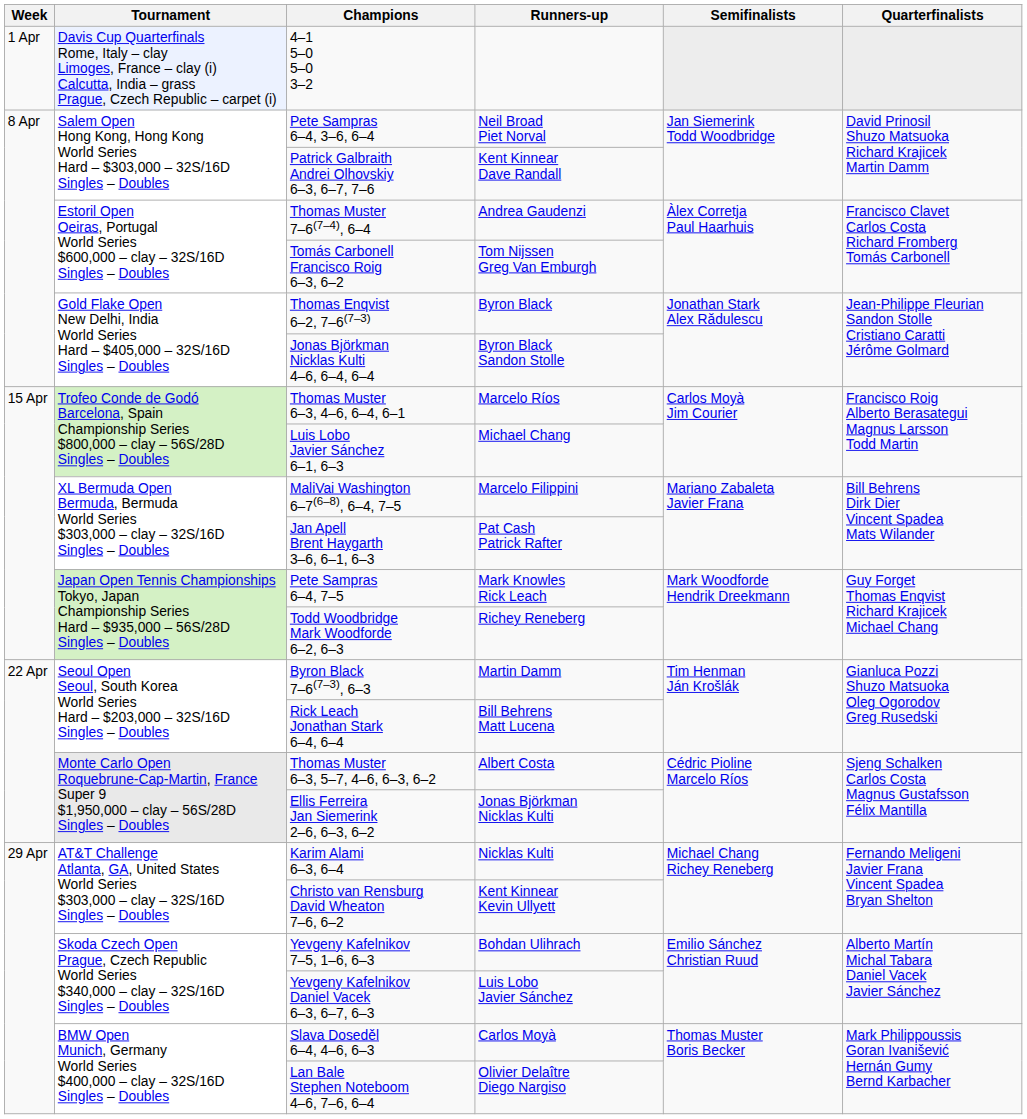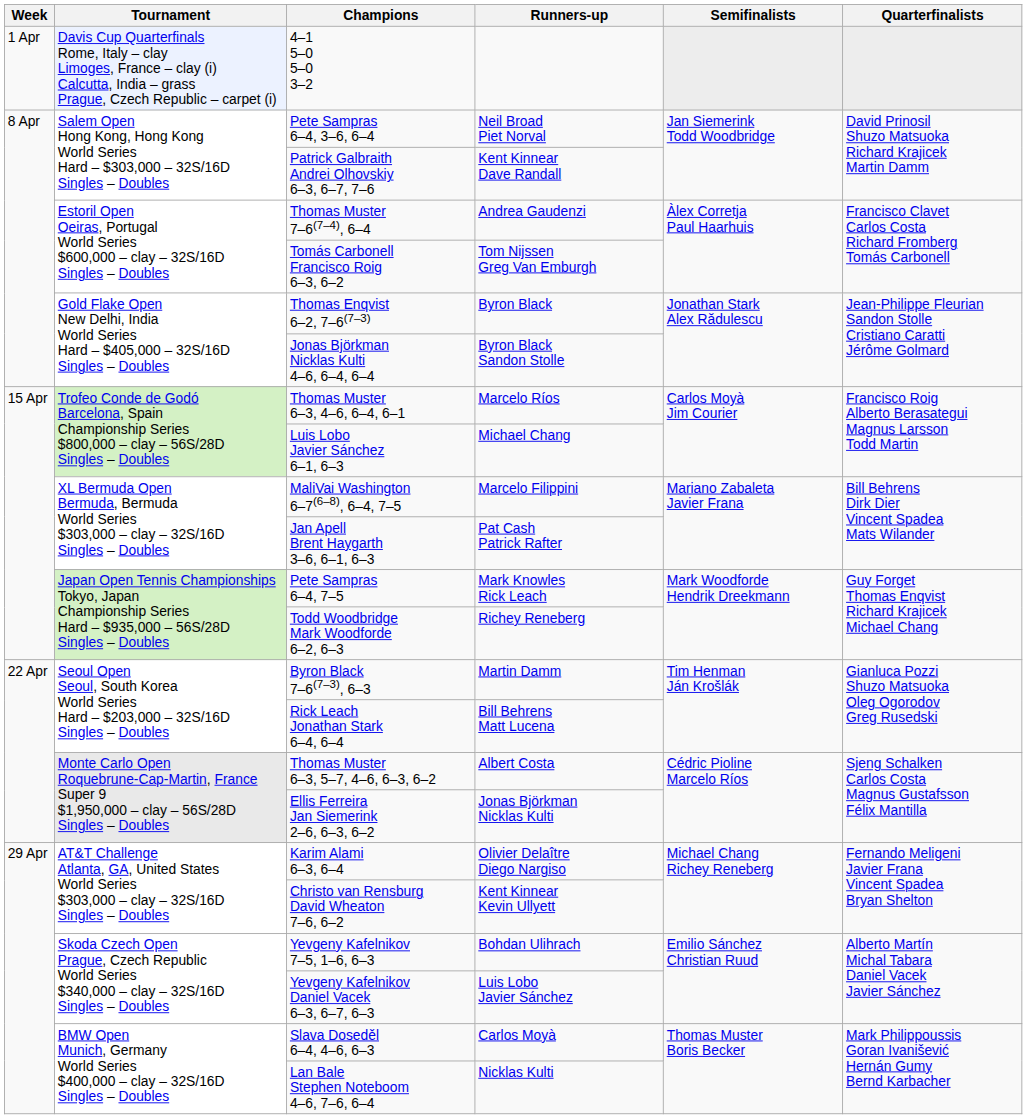(516, 854) Nicklas Kulti -> (524, 862) Olivier Delaître Diego Nargiso
(524, 1080) Olivier Delaître Diego Nargiso -> (516, 1072) Nicklas Kulti
